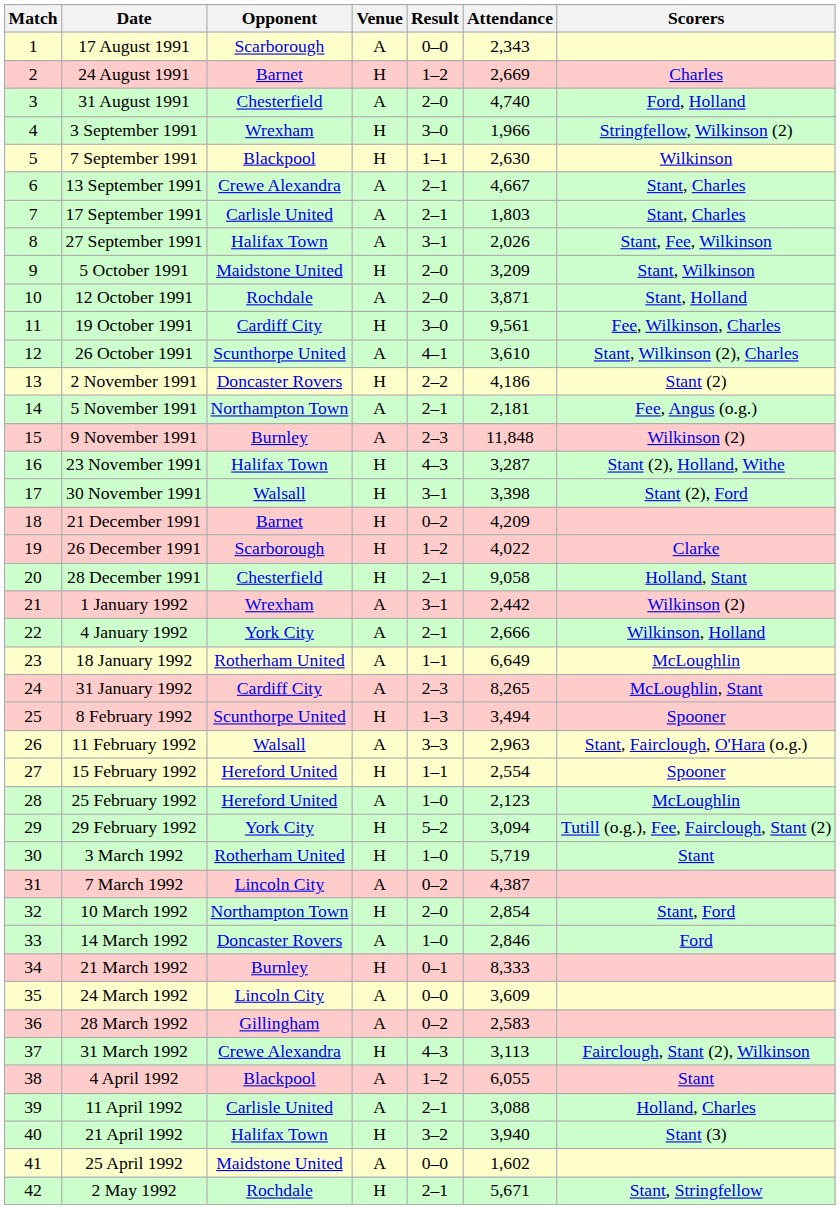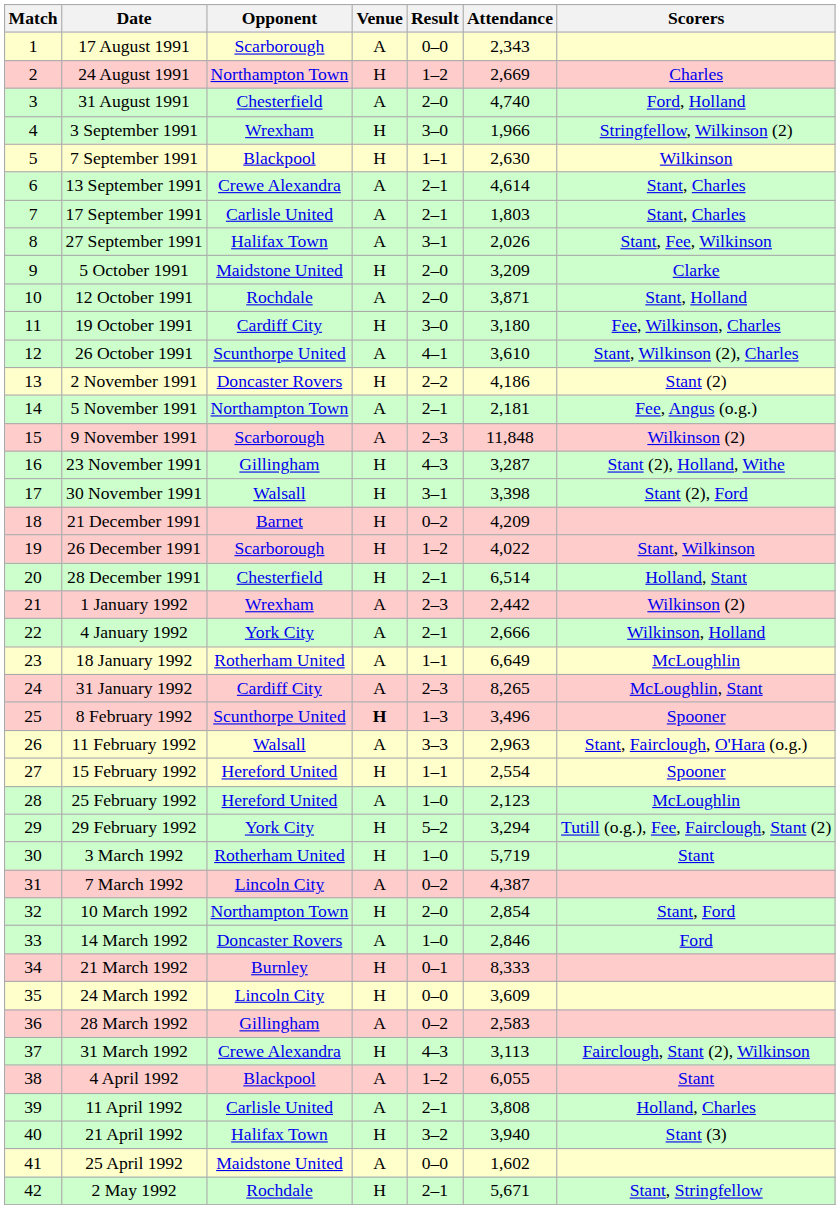(279, 74) Barnet -> (279, 74) Northampton Town
(510, 185) 4,667 -> (510, 185) 4,614
(696, 269) Stant, Wilkinson -> (696, 269) Clarke
(510, 325) 9,561 -> (510, 325) 3,180
(279, 437) Burnley -> (279, 437) Scarborough
(279, 465) Halifax Town -> (279, 465) Gillingham
(696, 548) Clarke -> (696, 548) Stant, Wilkinson
(510, 576) 9,058 -> (510, 576) 6,514
(435, 604) 3–1 -> (435, 604) 2–3
(380, 716) normal -> (380, 716) bold
(510, 716) 3,494 -> (510, 716) 3,496
(510, 827) 3,094 -> (510, 827) 3,294
(380, 995) A -> (380, 995) H
(510, 1107) 3,088 -> (510, 1107) 3,808
